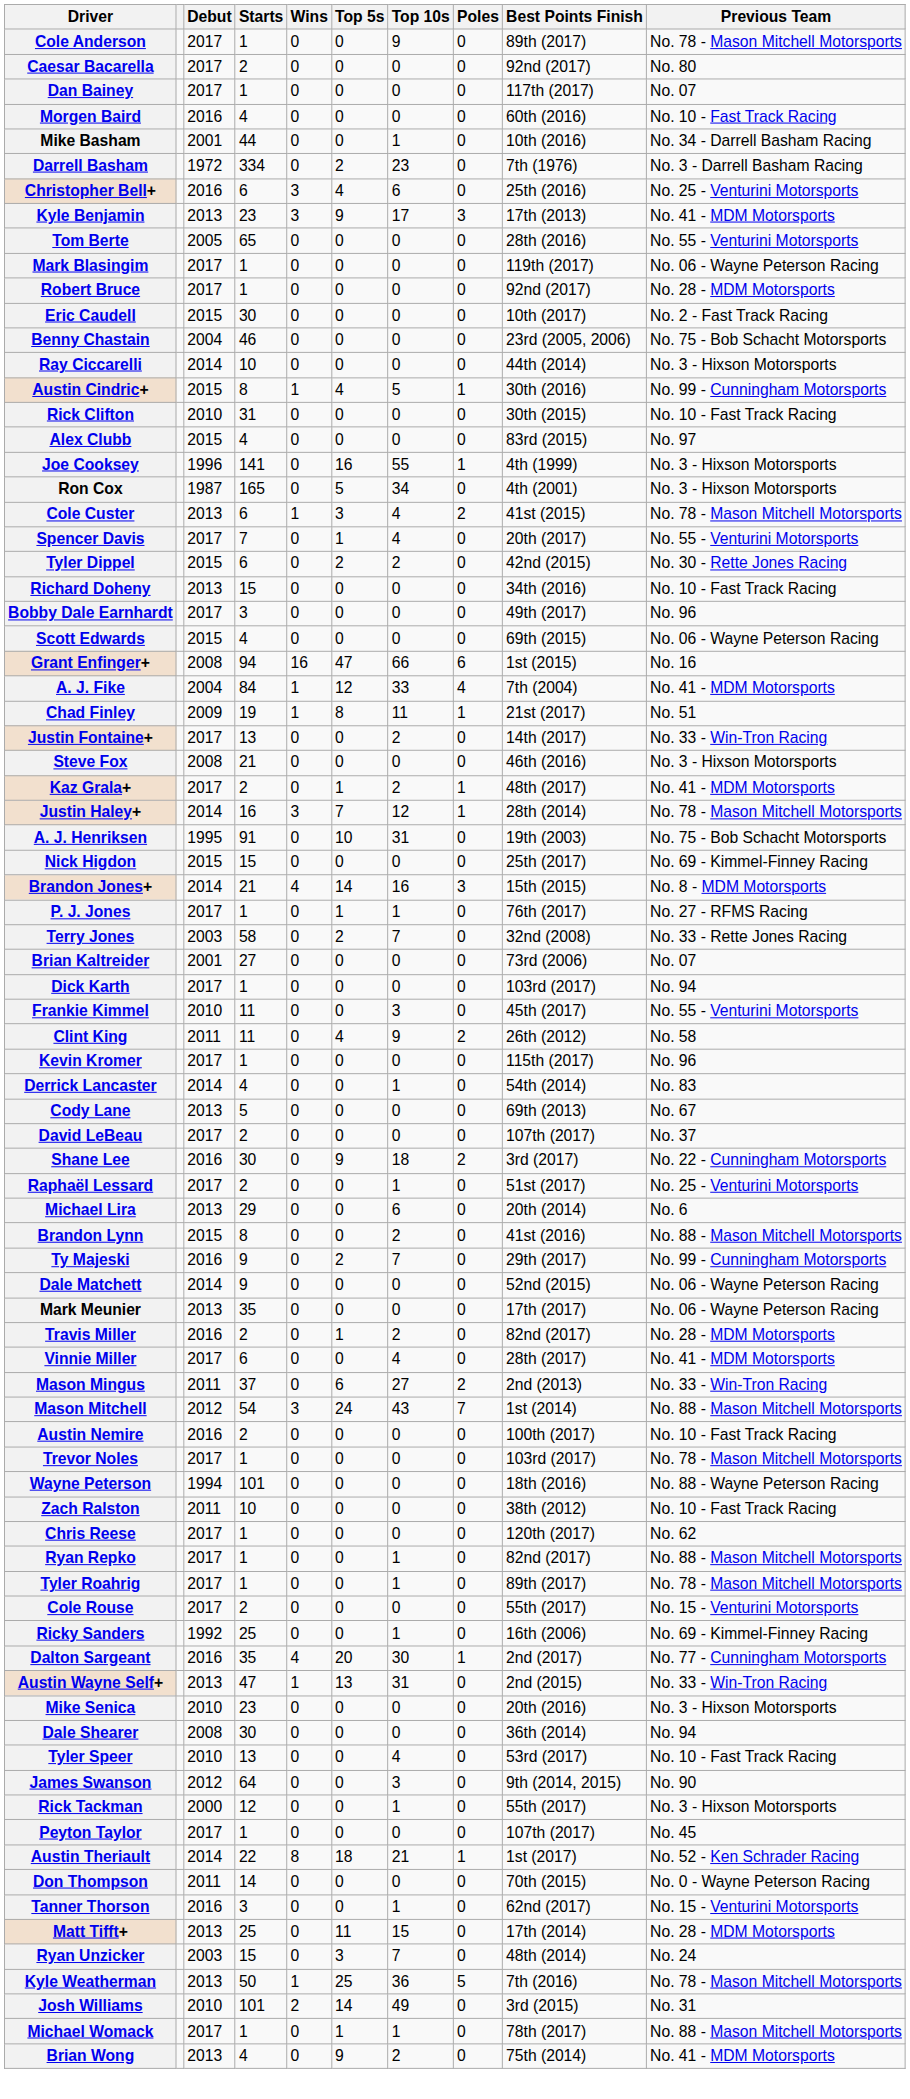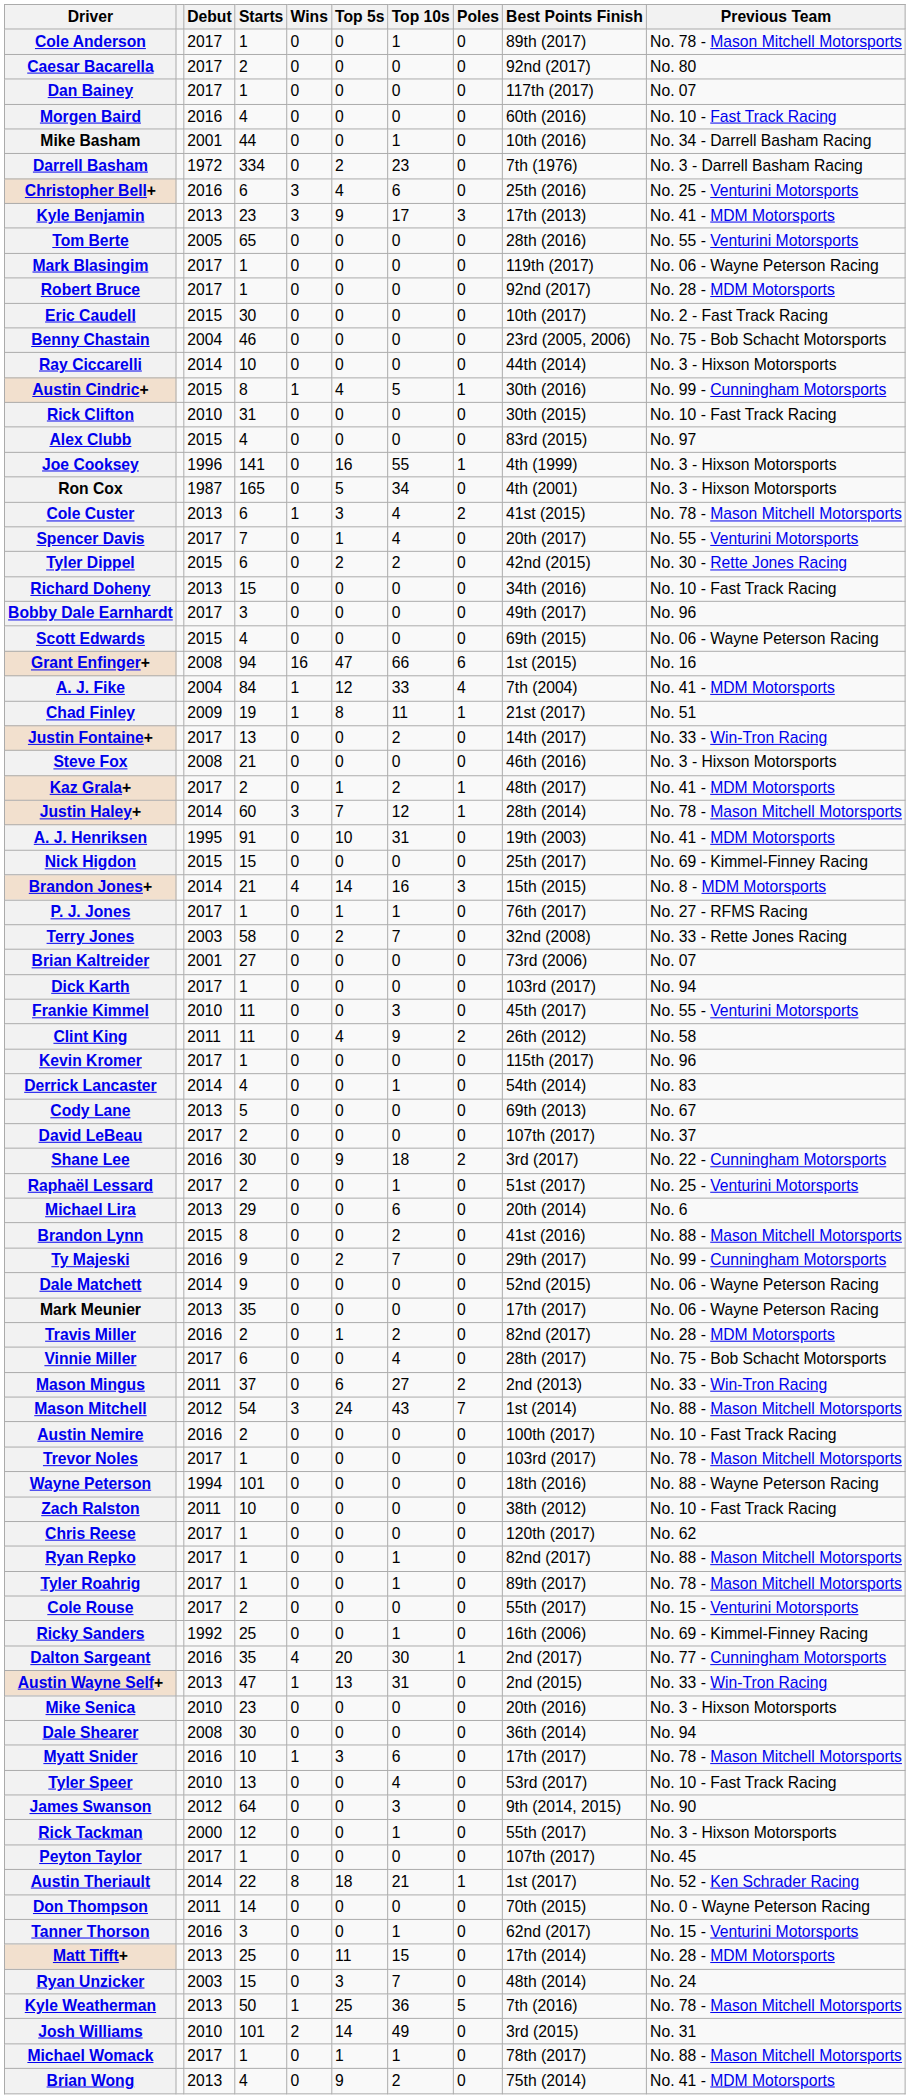(396, 41) 9 -> (396, 41) 1
(248, 812) 16 -> (248, 812) 60
(768, 837) No. 75 - Bob Schacht Motorsports -> (742, 837) No. 41 - MDM Motorsports
(742, 1359) No. 41 - MDM Motorsports -> (768, 1359) No. 75 - Bob Schacht Motorsports
+ row: (90, 1757)
